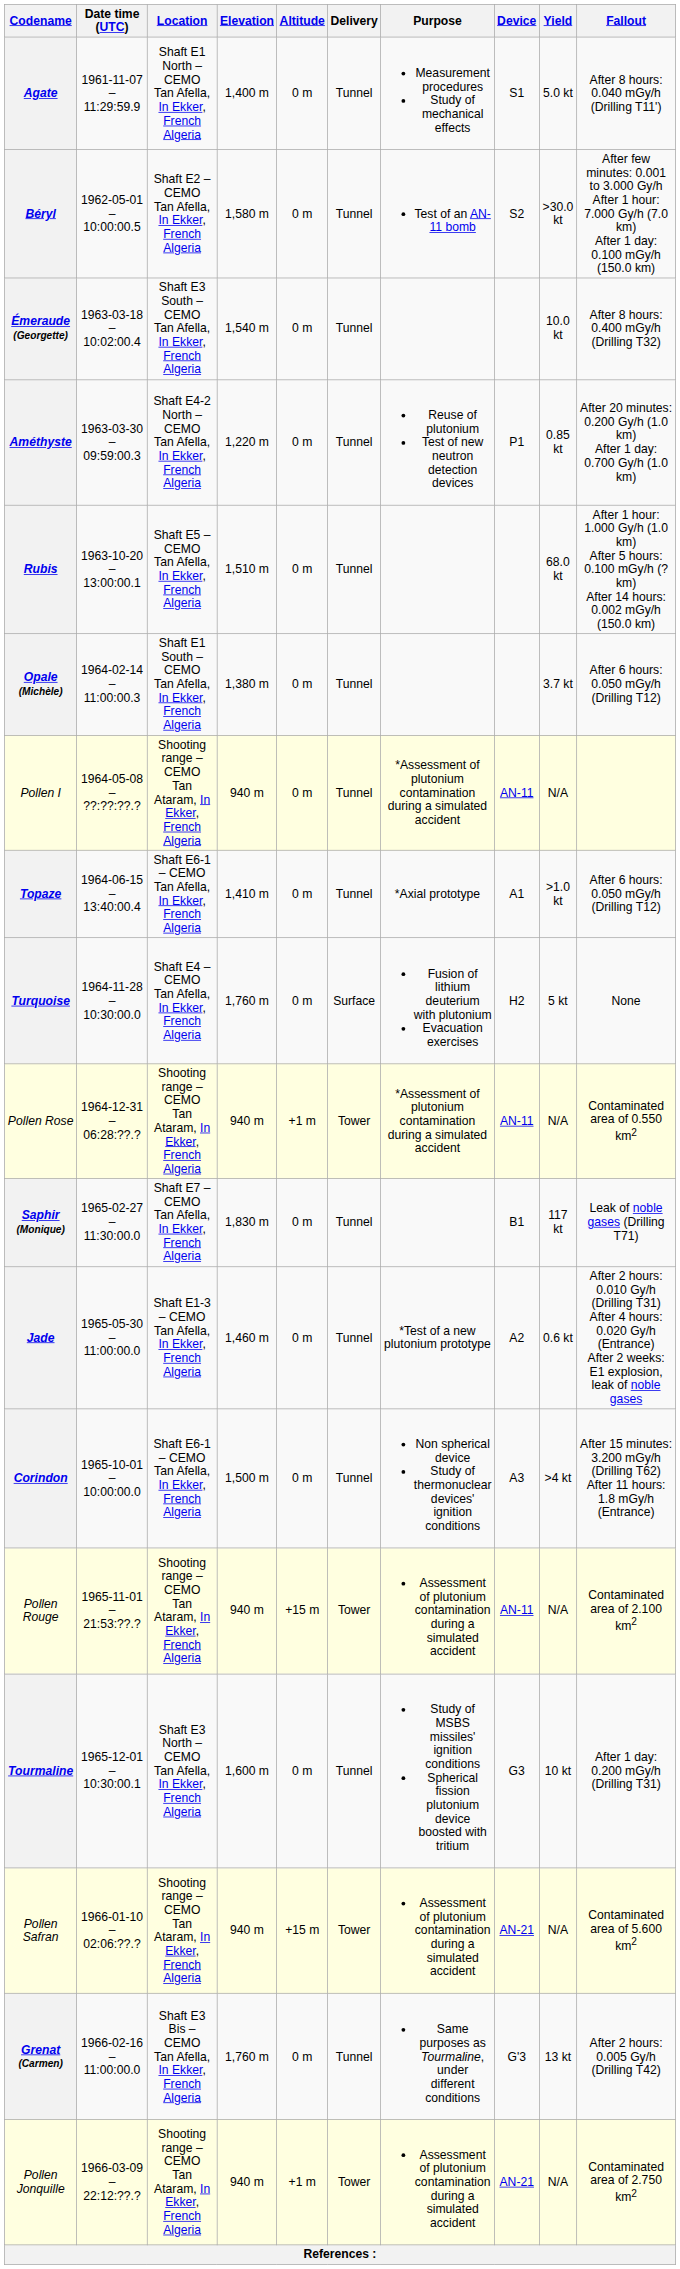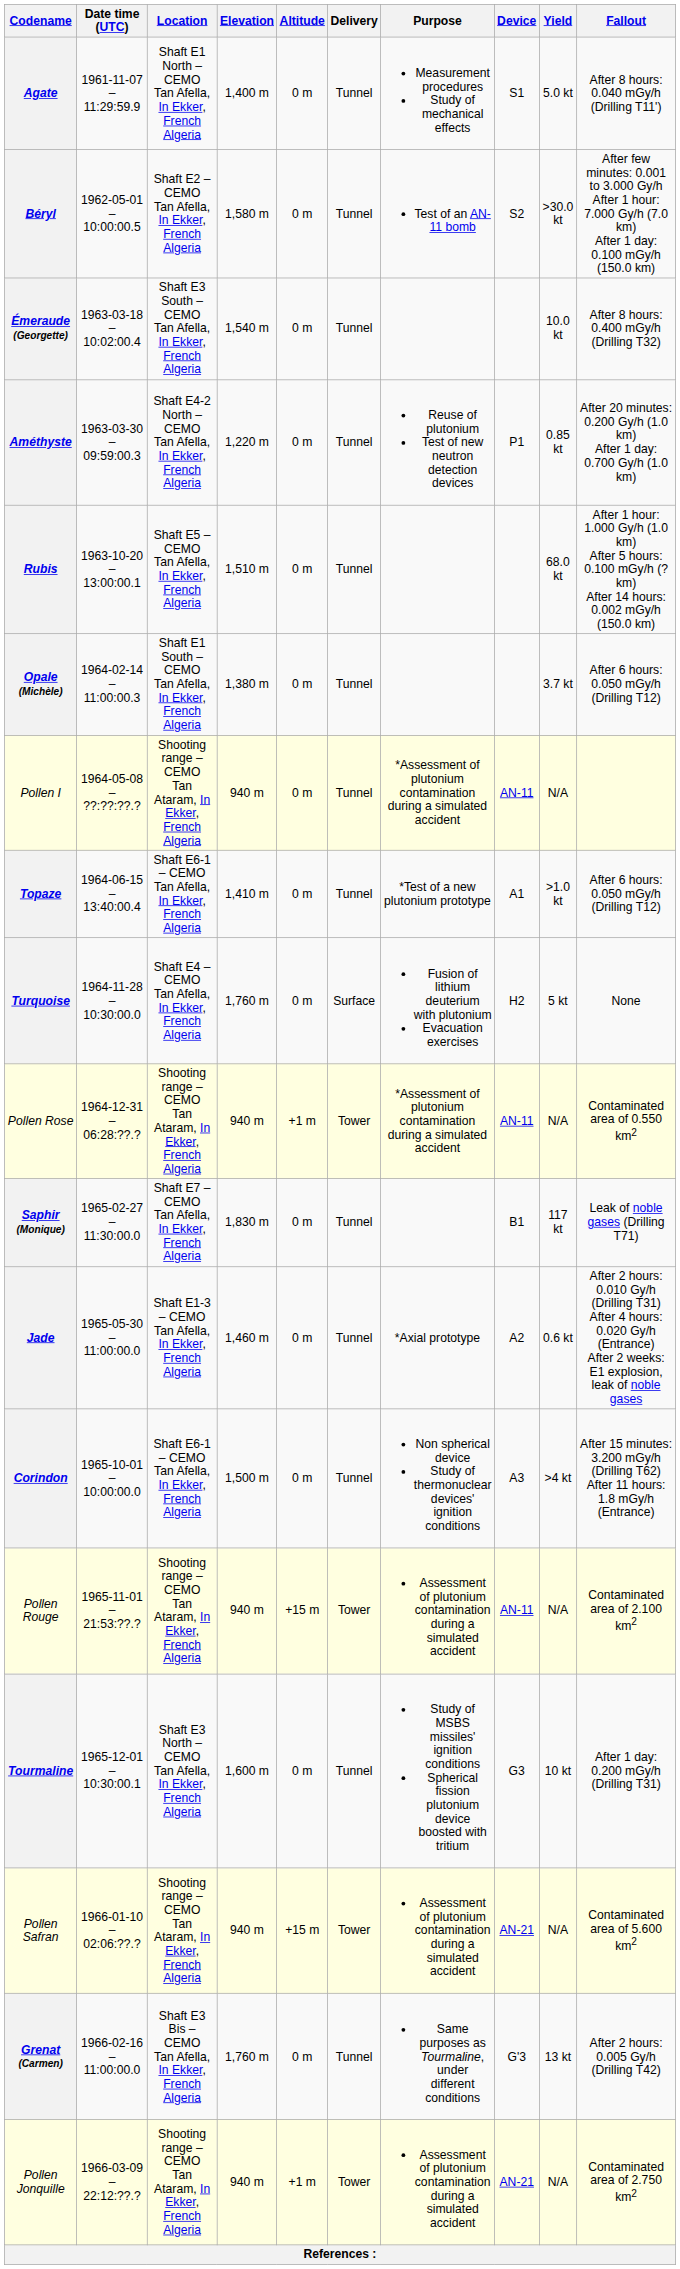(437, 894) *Axial prototype -> (437, 894) *Test of a new plutonium prototype
(437, 1337) *Test of a new plutonium prototype -> (437, 1337) *Axial prototype
